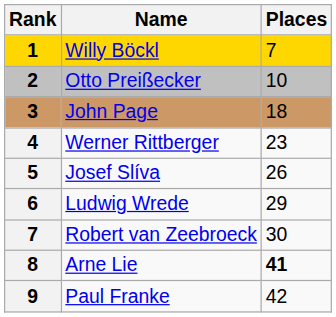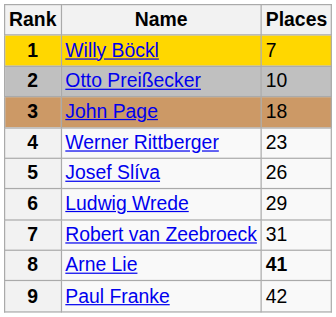(277, 234) 30 -> (277, 234) 31
